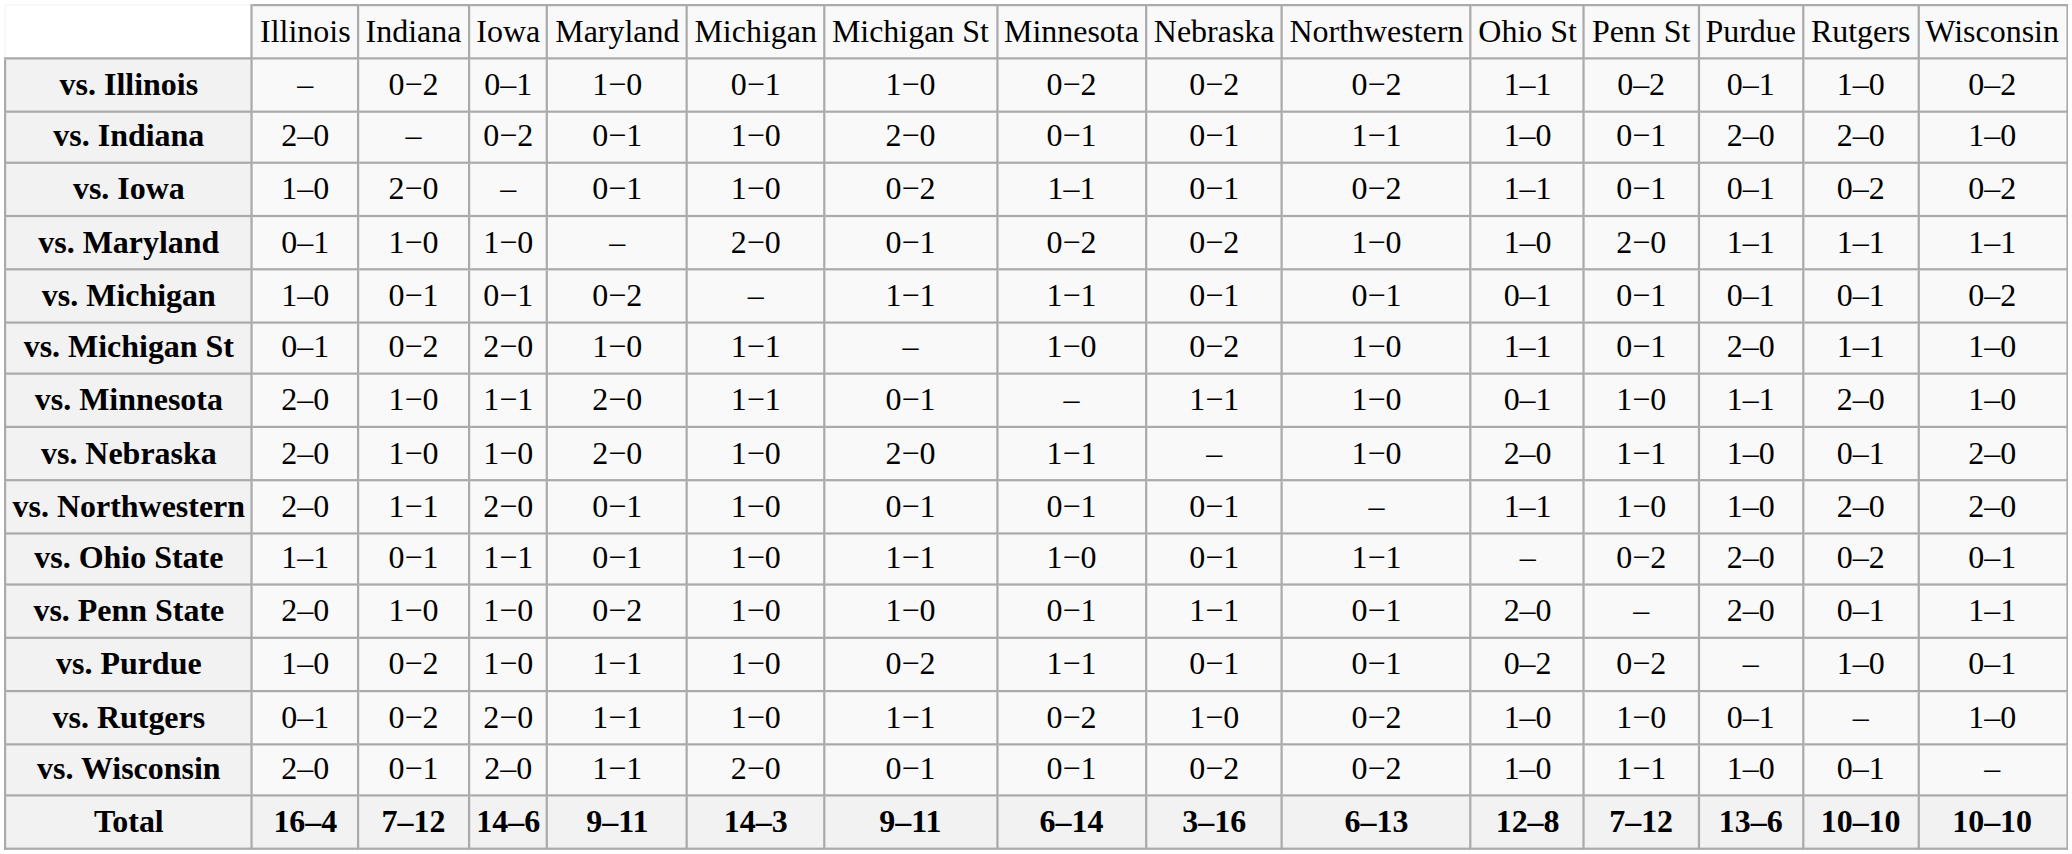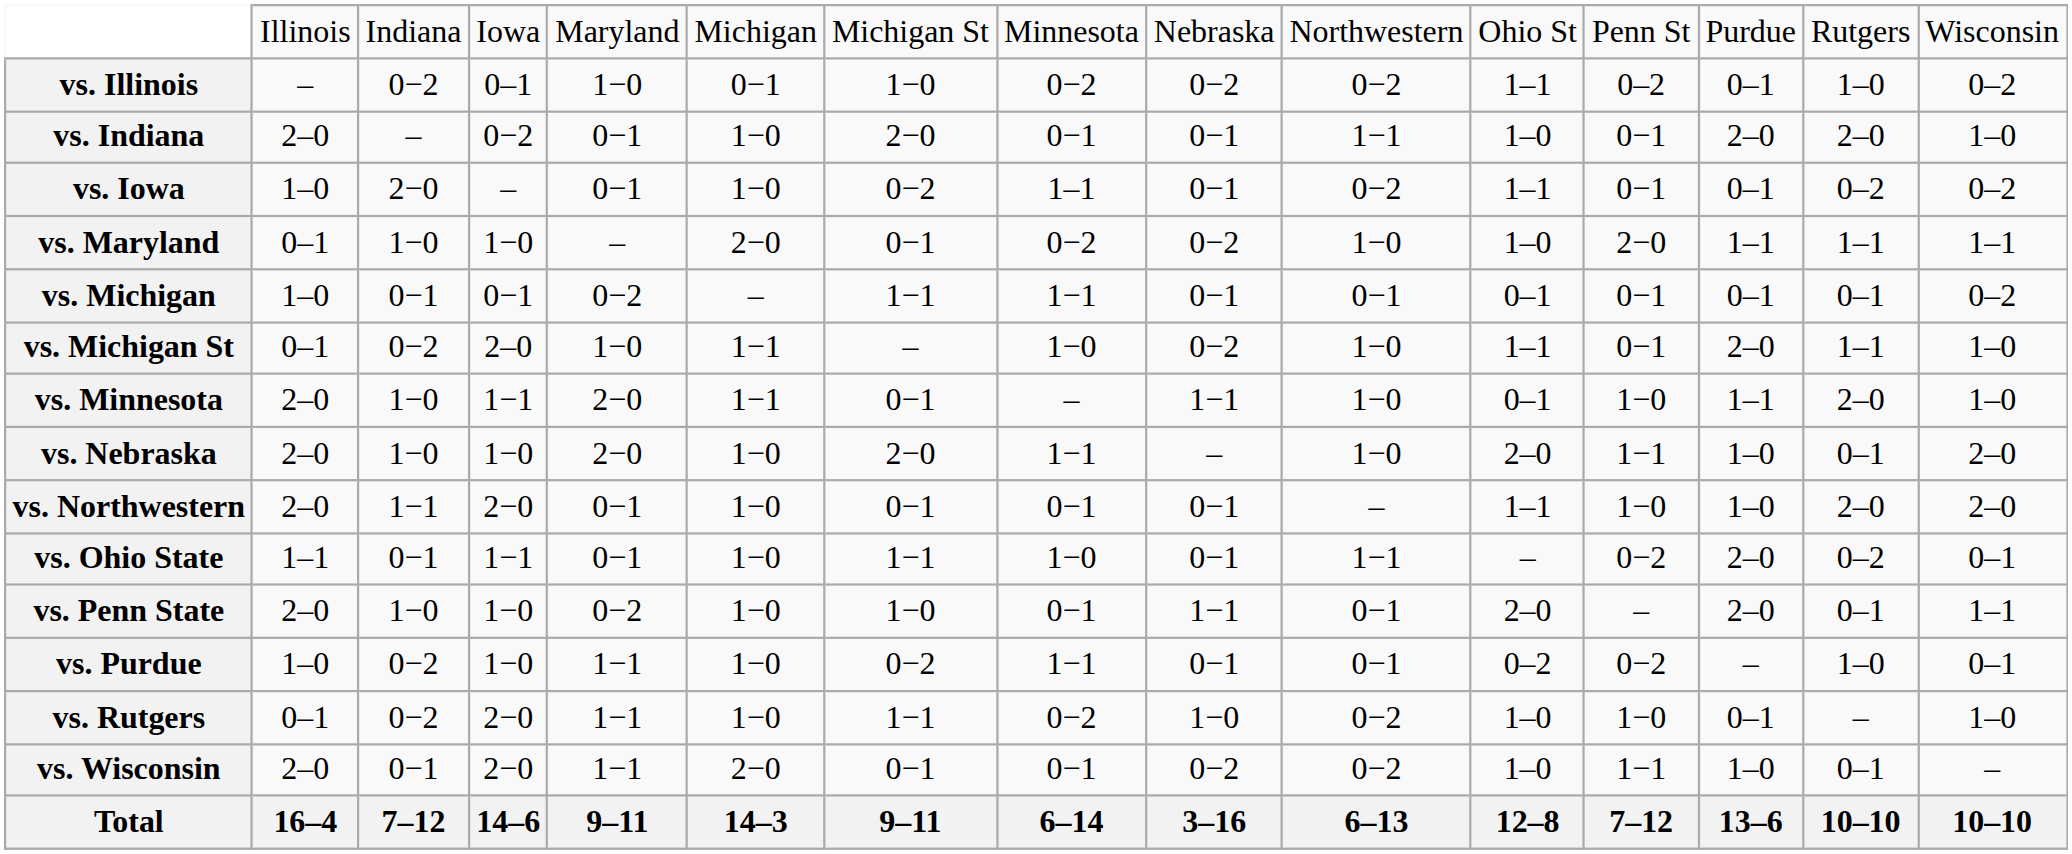(508, 347) 2−0 -> (508, 347) 2–0
(508, 769) 2–0 -> (508, 769) 2−0
